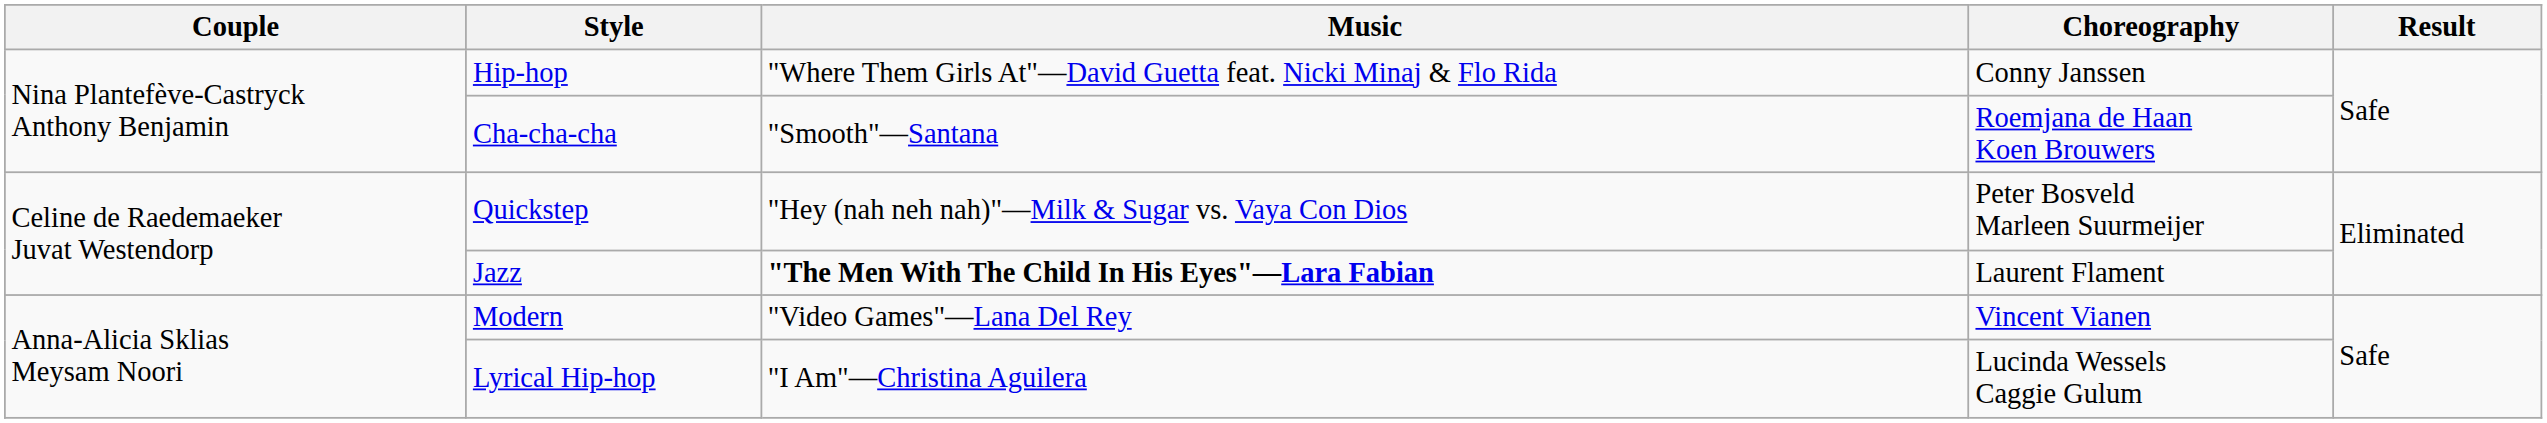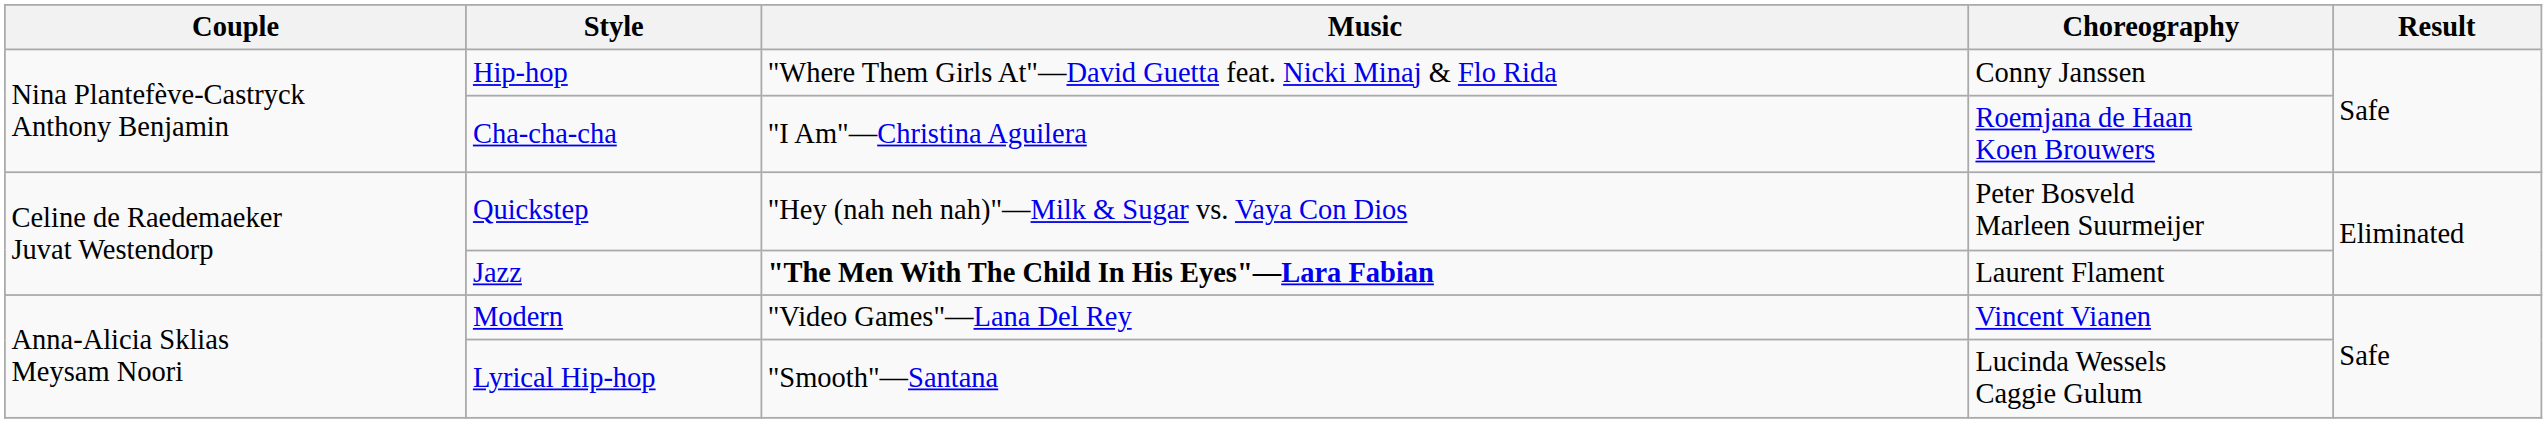(883, 133) "Smooth"—Santana -> (927, 133) "I Am"—Christina Aguilera
(927, 378) "I Am"—Christina Aguilera -> (883, 378) "Smooth"—Santana
